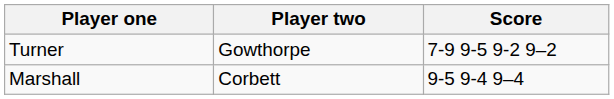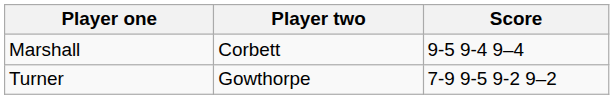rows swapped: (45, 79) <-> (36, 49)
